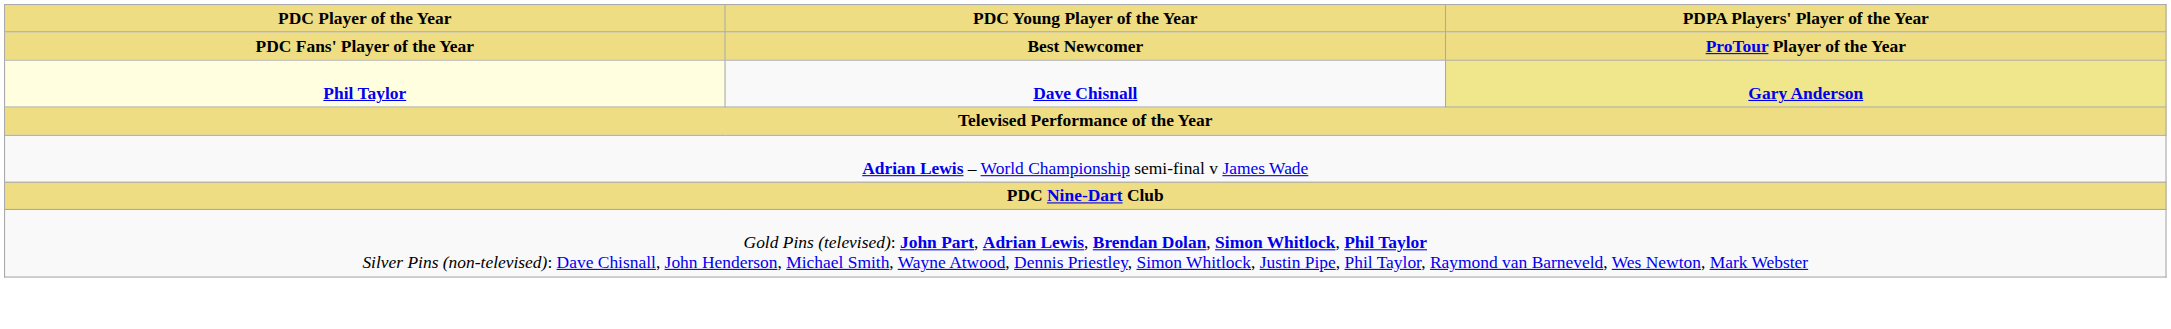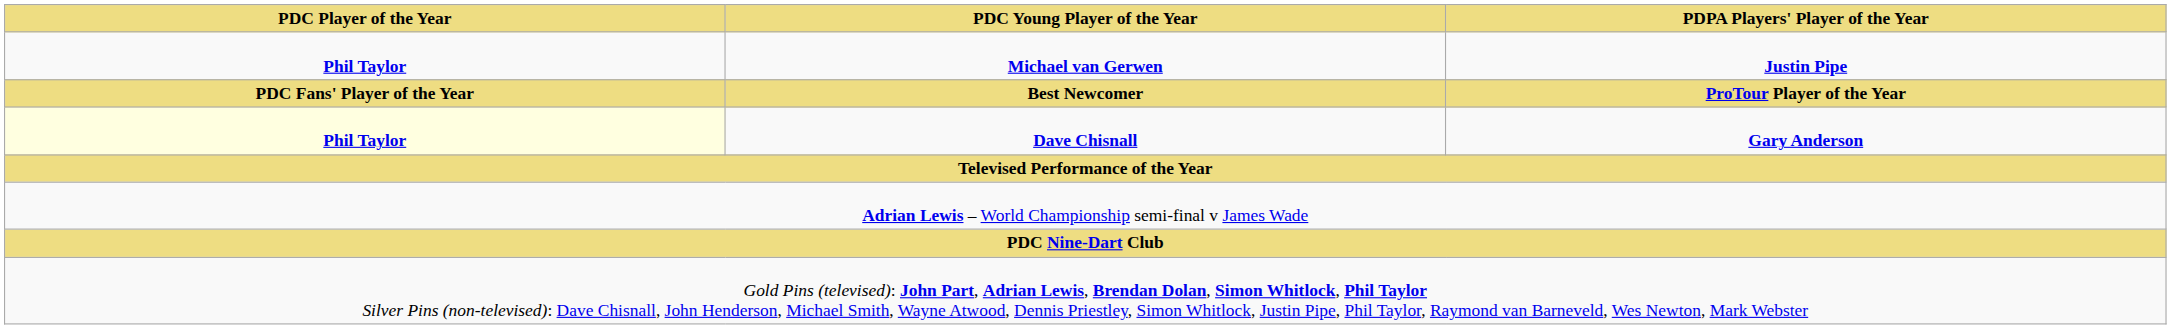+ row: (1085, 65)
(1806, 93) khaki background -> (1806, 140) no background
